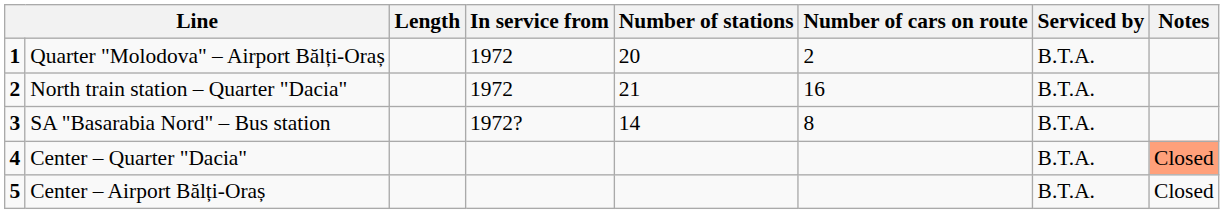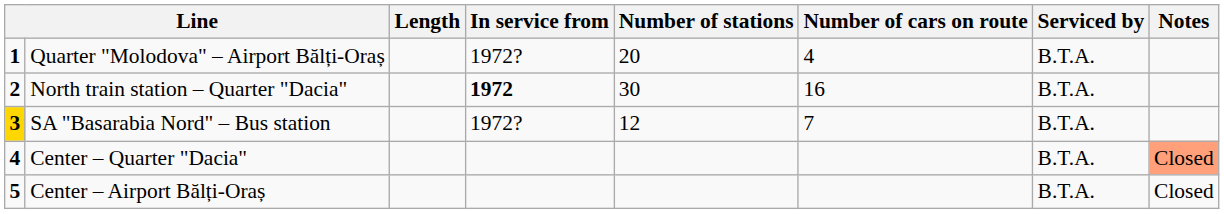(491, 55) 1972 -> (496, 55) 1972?
(809, 55) 2 -> (809, 55) 4
(491, 89) normal -> (491, 89) bold
(630, 89) 21 -> (630, 89) 30
(15, 123) no background -> (15, 123) gold background
(630, 123) 14 -> (630, 123) 12
(809, 123) 8 -> (809, 123) 7
